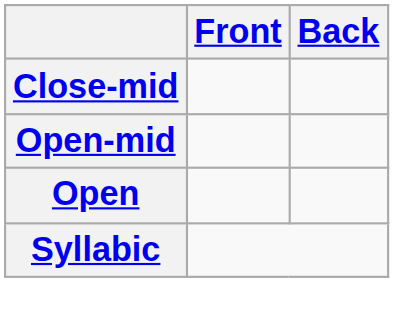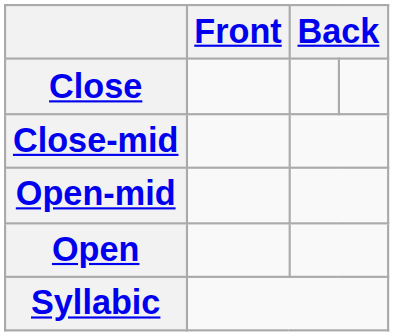+ row: (96, 85)
